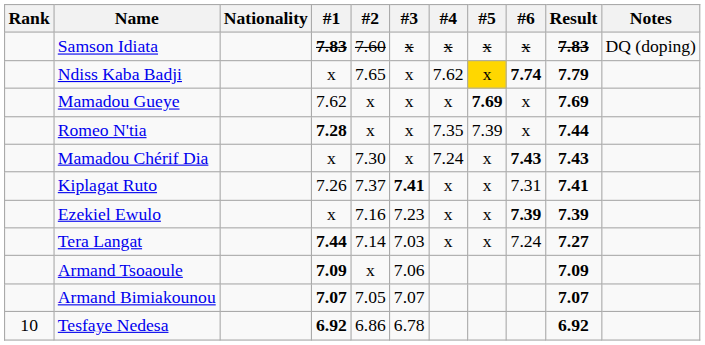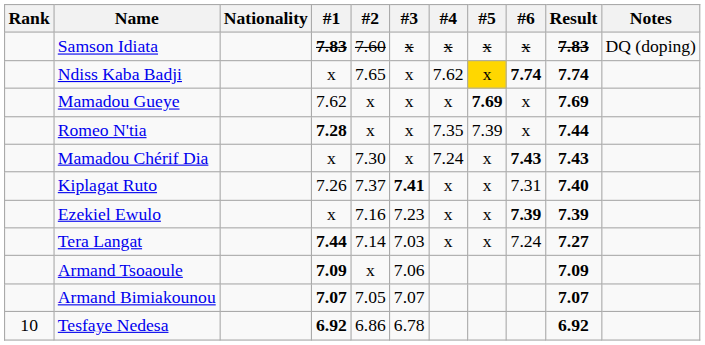(573, 74) 7.79 -> (573, 74) 7.74
(573, 185) 7.41 -> (573, 185) 7.40
